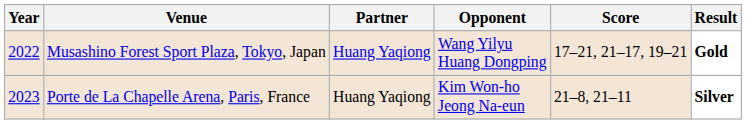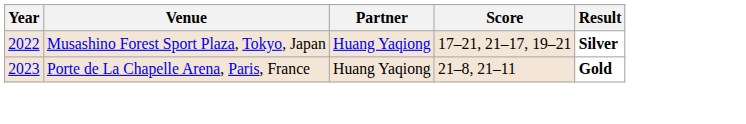- column: (492, 17)
(711, 52) Gold -> (598, 43) Silver
(714, 97) Silver -> (595, 69) Gold
